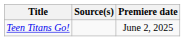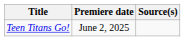columns swapped: (148, 12) <-> (94, 12)
